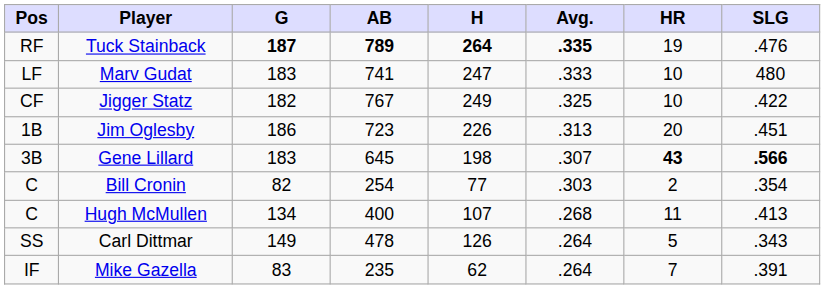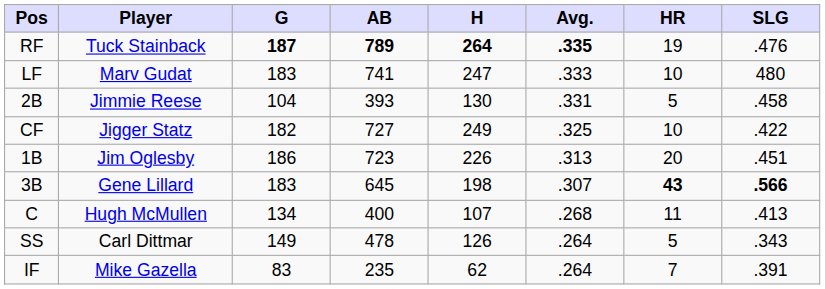+ row: (146, 102)
(379, 102) 767 -> (379, 130) 727
- row: (146, 185)
